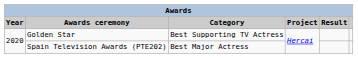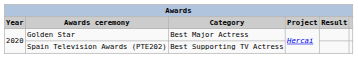(227, 34) Best Supporting TV Actress -> (209, 34) Best Major Actress
(209, 47) Best Major Actress -> (227, 47) Best Supporting TV Actress
